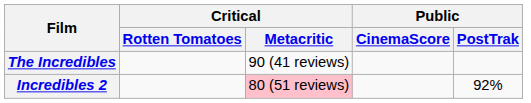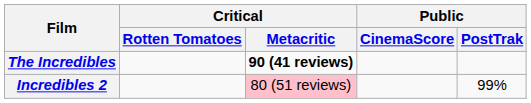(299, 62) normal -> (301, 62) bold
(488, 86) 92% -> (492, 86) 99%
